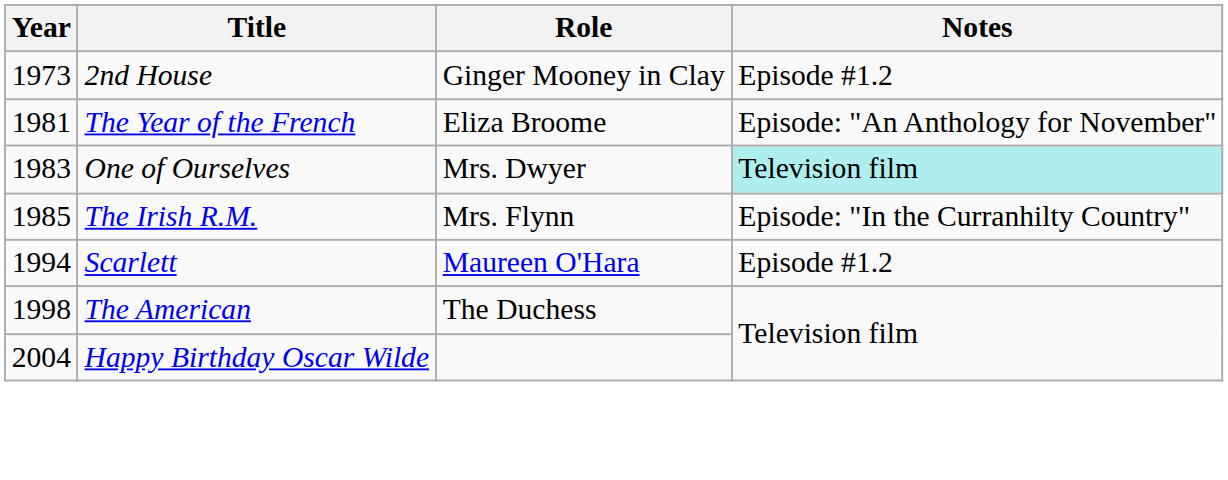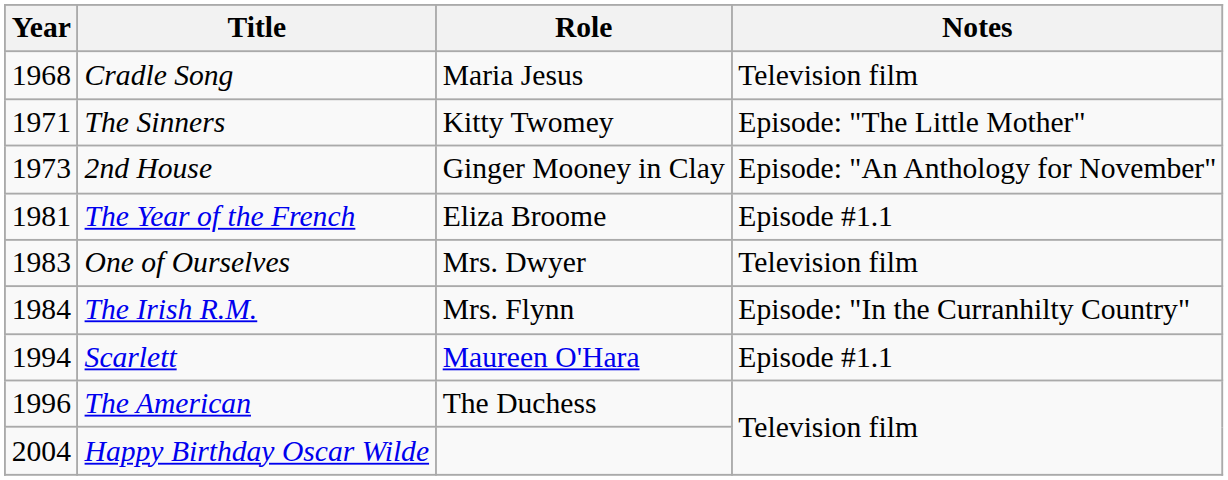+ row: (159, 74)
+ row: (155, 121)
(816, 74) Episode #1.2 -> (977, 168) Episode: "An Anthology for November"
(977, 121) Episode: "An Anthology for November" -> (816, 215) Episode #1.1
(828, 168) paleturquoise background -> (828, 262) no background
(41, 215) 1985 -> (41, 309) 1984
(816, 262) Episode #1.2 -> (816, 356) Episode #1.1
(41, 309) 1998 -> (41, 403) 1996
